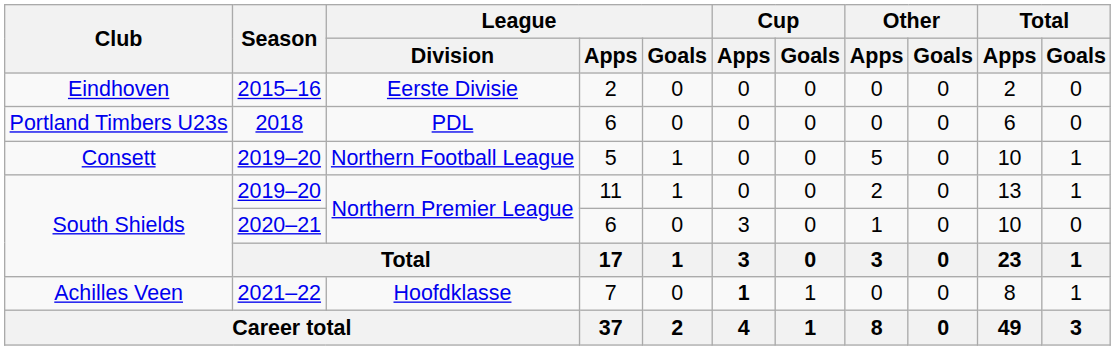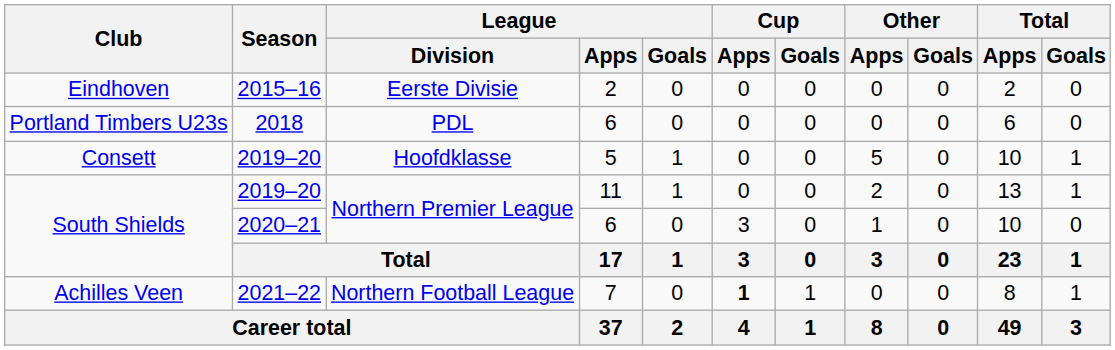(452, 157) Northern Football League -> (452, 157) Hoofdklasse
(452, 293) Hoofdklasse -> (452, 293) Northern Football League
